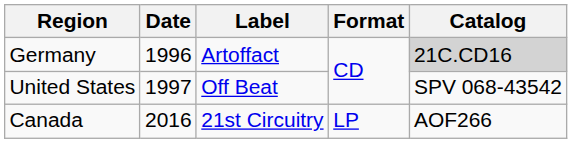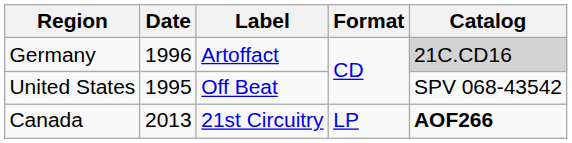(168, 87) 1997 -> (168, 87) 1995
(168, 120) 2016 -> (168, 120) 2013
(453, 120) normal -> (454, 120) bold
